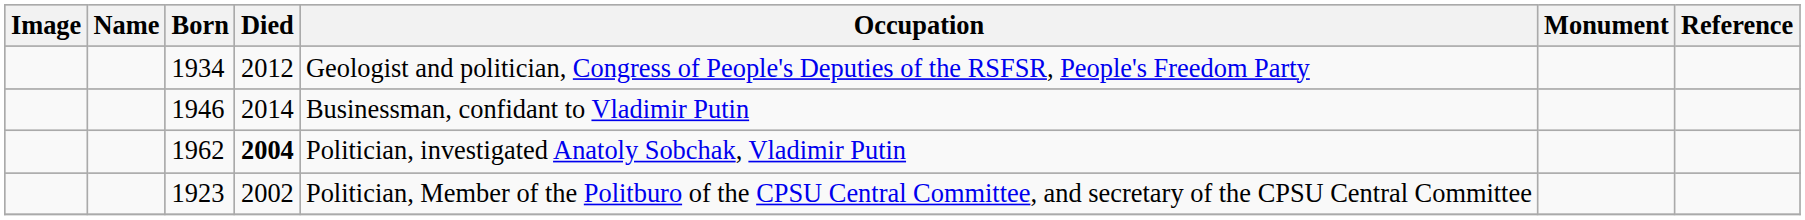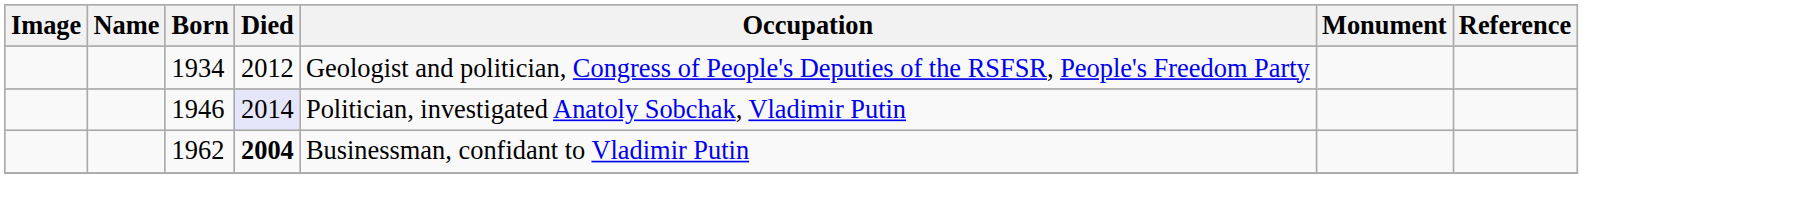(267, 109) no background -> (267, 109) lavender background
(528, 109) Businessman, confidant to Vladimir Putin -> (606, 109) Politician, investigated Anatoly Sobchak, Vladimir Putin
(606, 151) Politician, investigated Anatoly Sobchak, Vladimir Putin -> (528, 151) Businessman, confidant to Vladimir Putin
- row: (198, 192)
